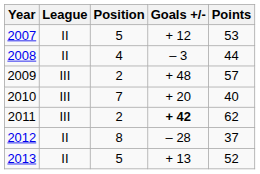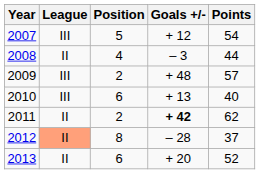(65, 35) II -> (65, 35) III
(232, 35) 53 -> (232, 35) 54
(119, 96) 7 -> (119, 96) 6
(178, 96) + 20 -> (178, 96) + 13
(65, 117) III -> (65, 117) II
(65, 138) no background -> (65, 138) lightsalmon background
(119, 158) 5 -> (119, 158) 6
(178, 158) + 13 -> (178, 158) + 20
